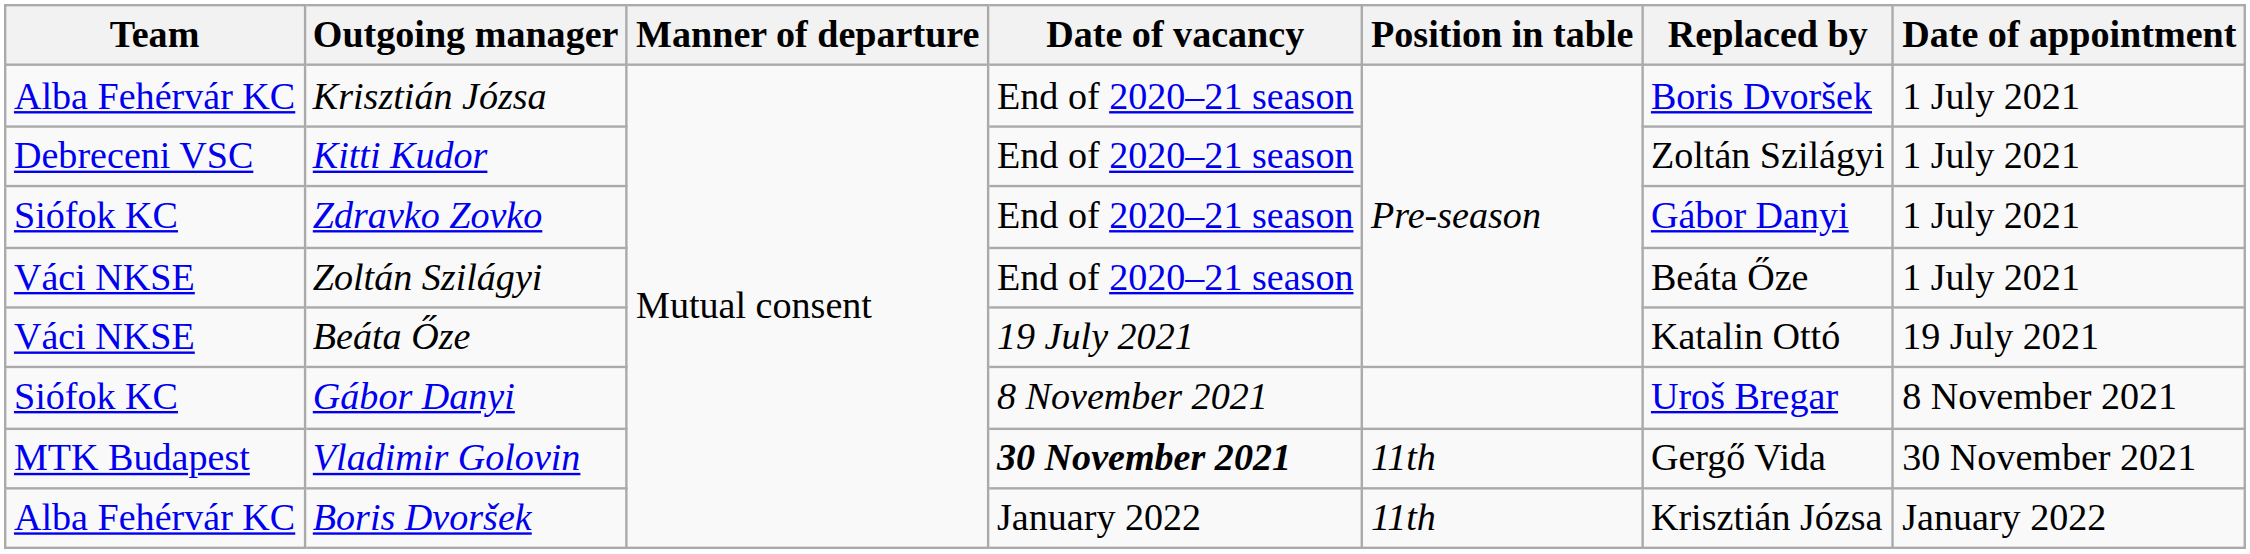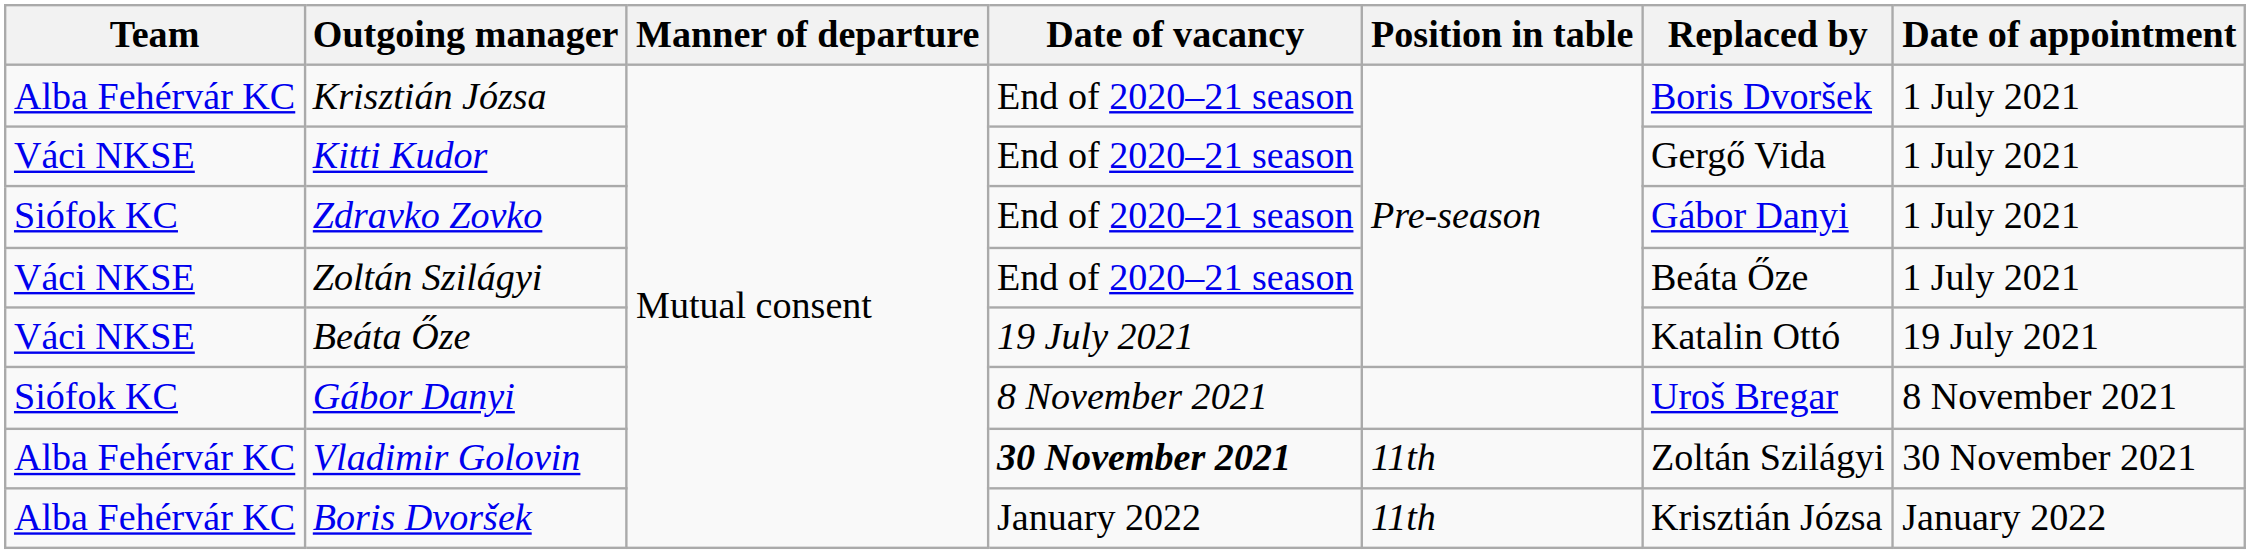(134, 155) Debreceni VSC -> (104, 155) Váci NKSE
(1768, 155) Zoltán Szilágyi -> (1738, 155) Gergő Vida
(132, 457) MTK Budapest -> (155, 457) Alba Fehérvár KC
(1738, 457) Gergő Vida -> (1768, 457) Zoltán Szilágyi
